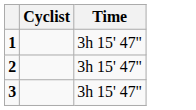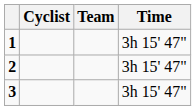+ column: (96, 17)
